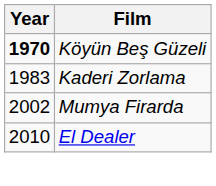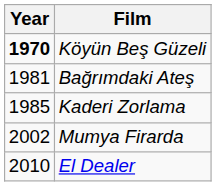+ row: (126, 78)
(30, 78) 1983 -> (30, 107) 1985
